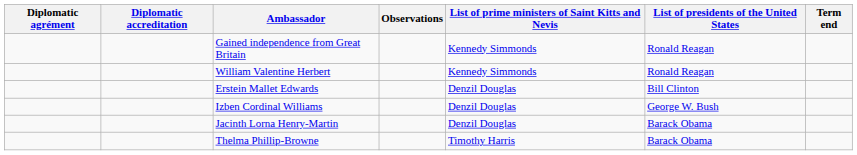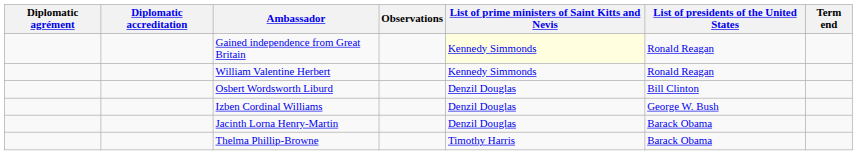(492, 48) no background -> (492, 48) lightyellow background
- row: (267, 89)
+ row: (274, 89)
